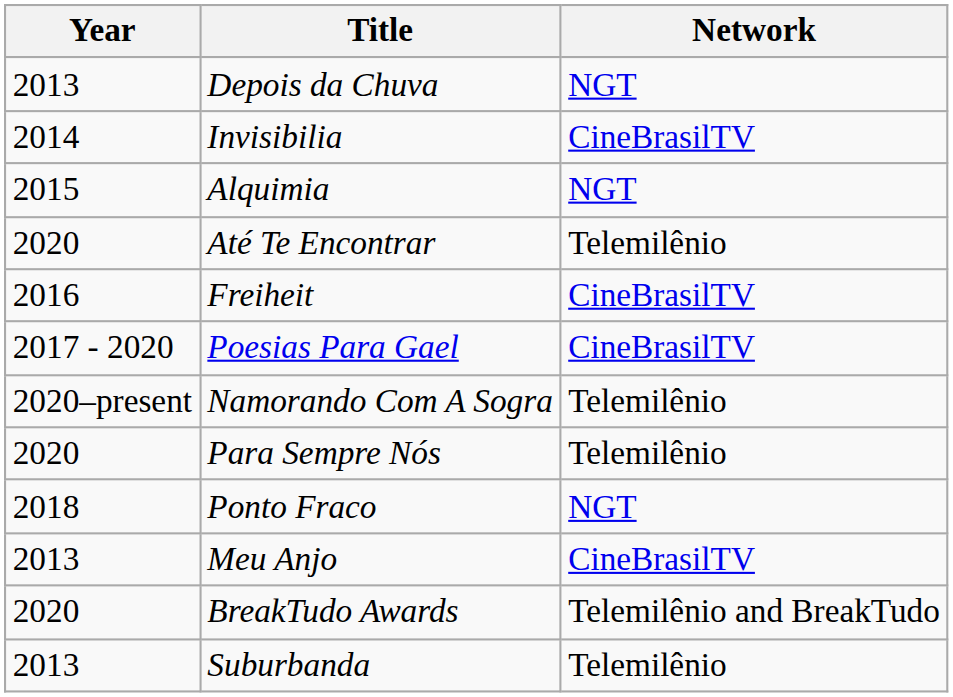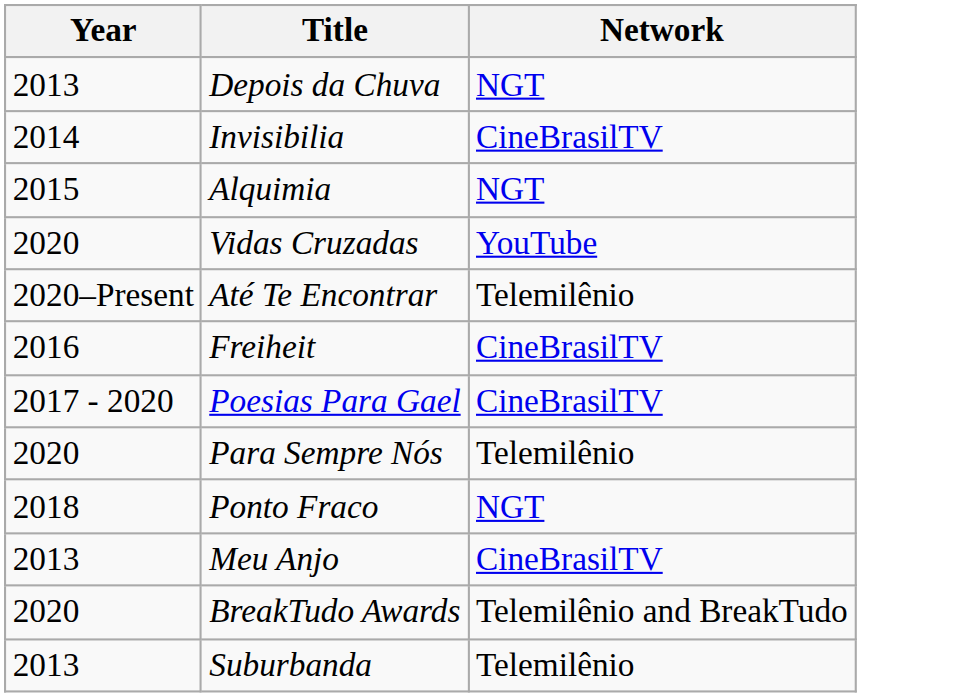+ row: (314, 242)
(46, 242) 2020 -> (103, 294) 2020–Present
- row: (380, 400)
